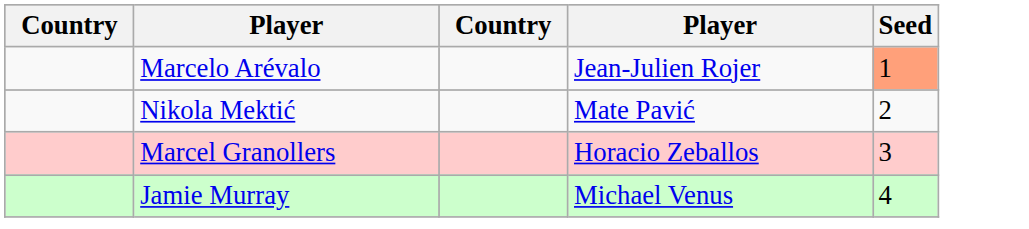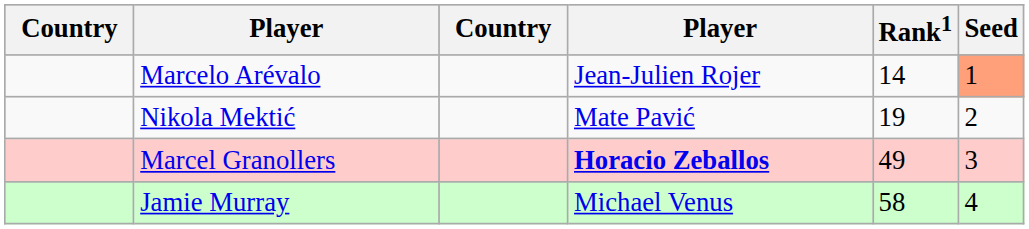+ column: (915, 29)
(666, 152) normal -> (672, 160) bold
